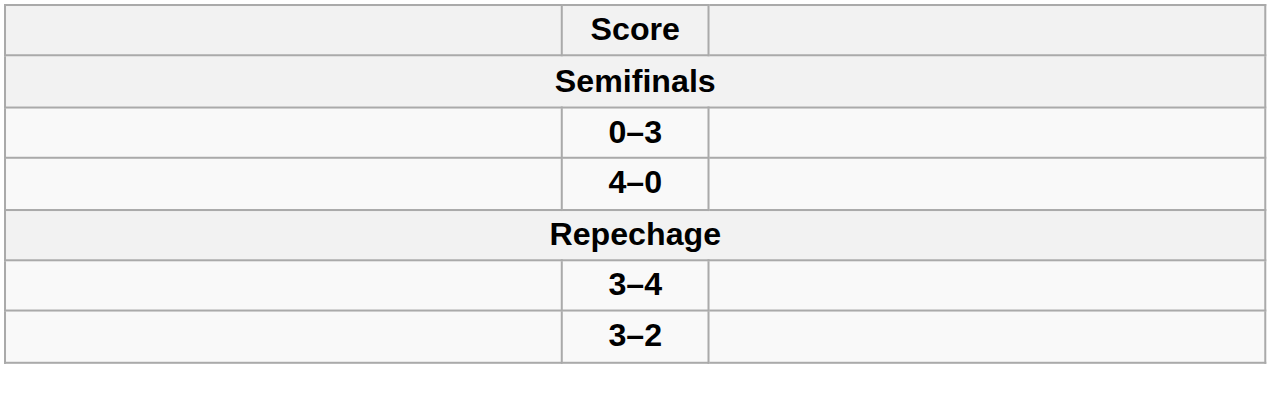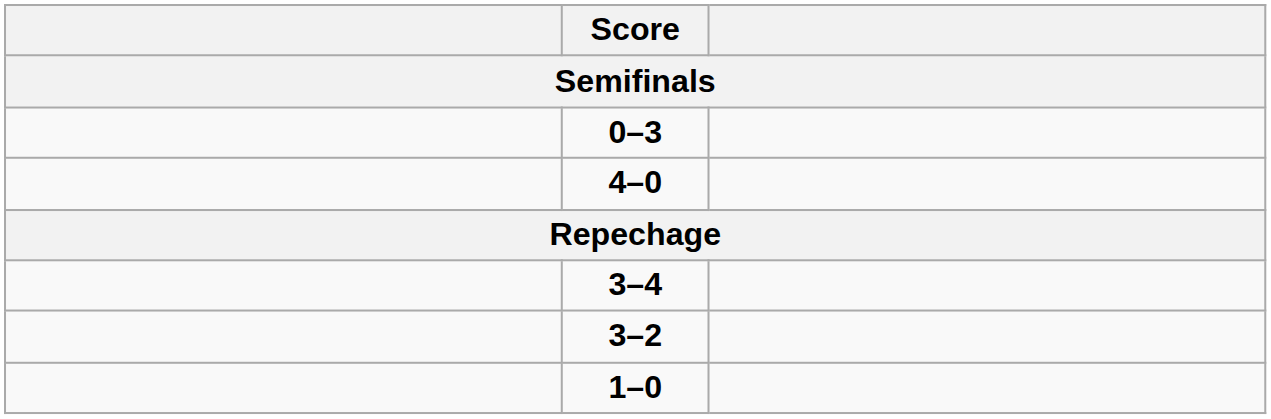+ row: (635, 387)
